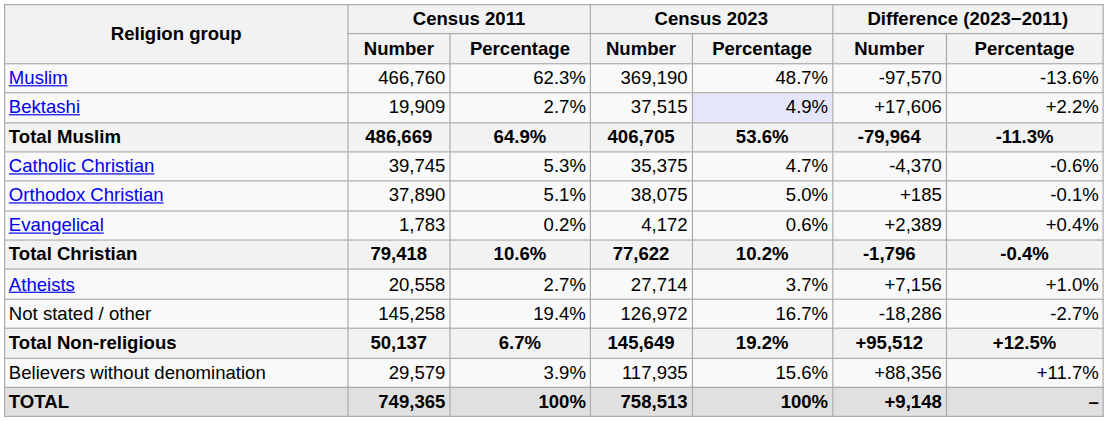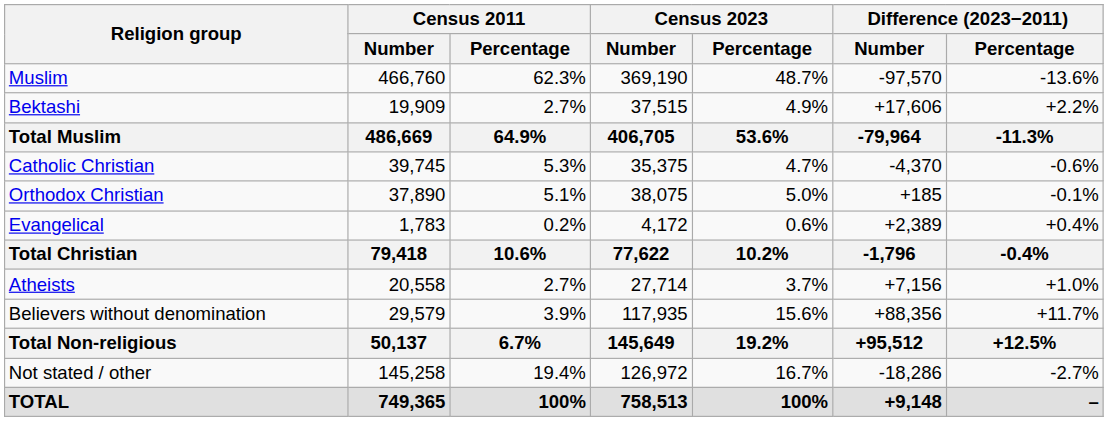(807, 107) lavender background -> (807, 107) no background
rows swapped: (137, 372) <-> (80, 313)
